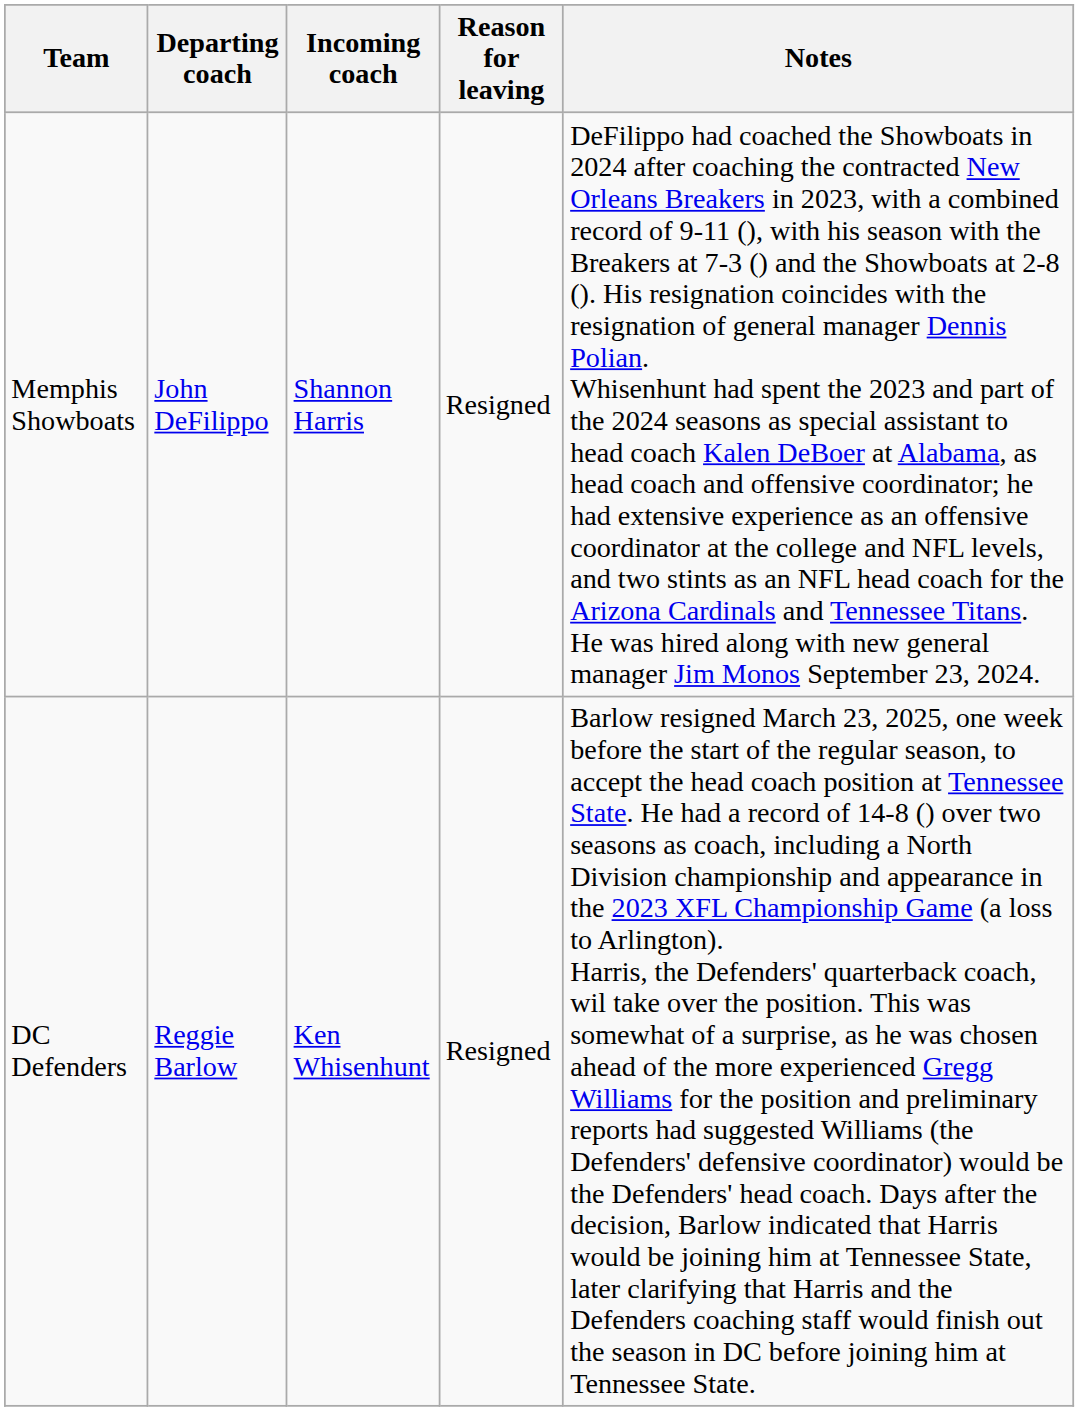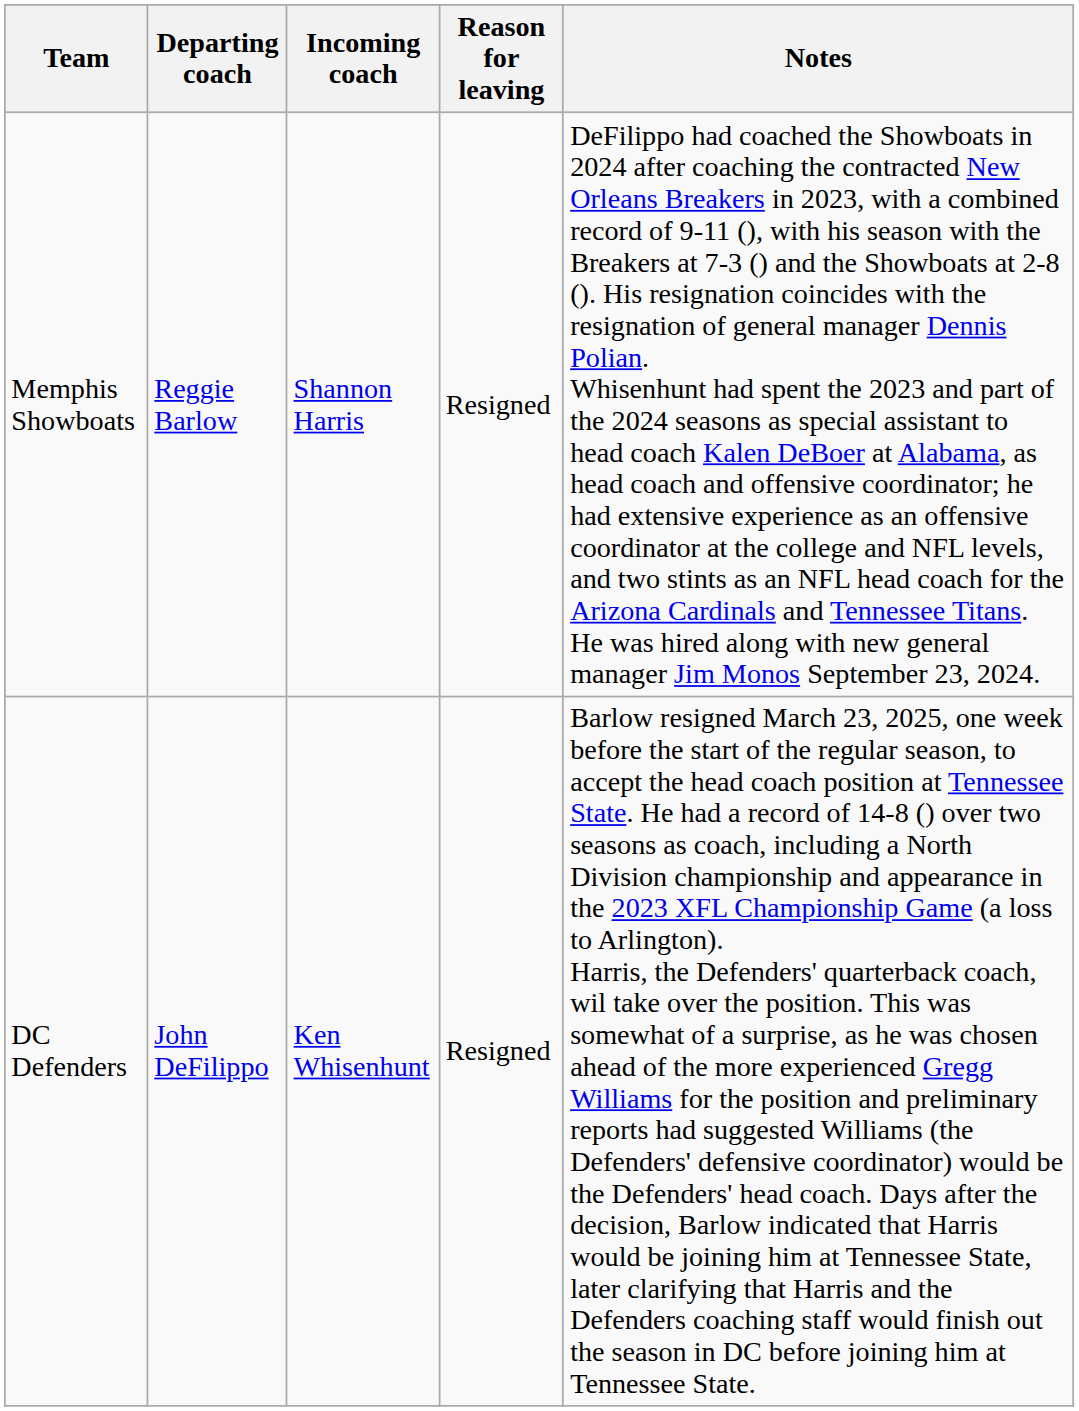(211, 404) John DeFilippo -> (196, 404) Reggie Barlow
(196, 1050) Reggie Barlow -> (211, 1050) John DeFilippo
